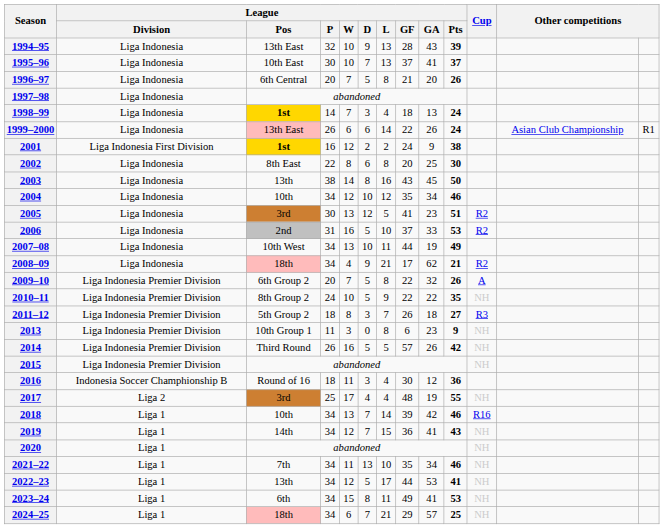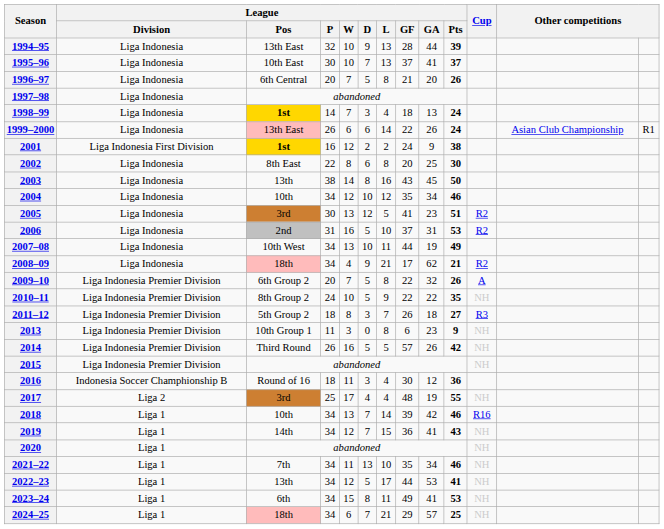(432, 46) 43 -> (432, 46) 44
(432, 230) 33 -> (432, 230) 31
